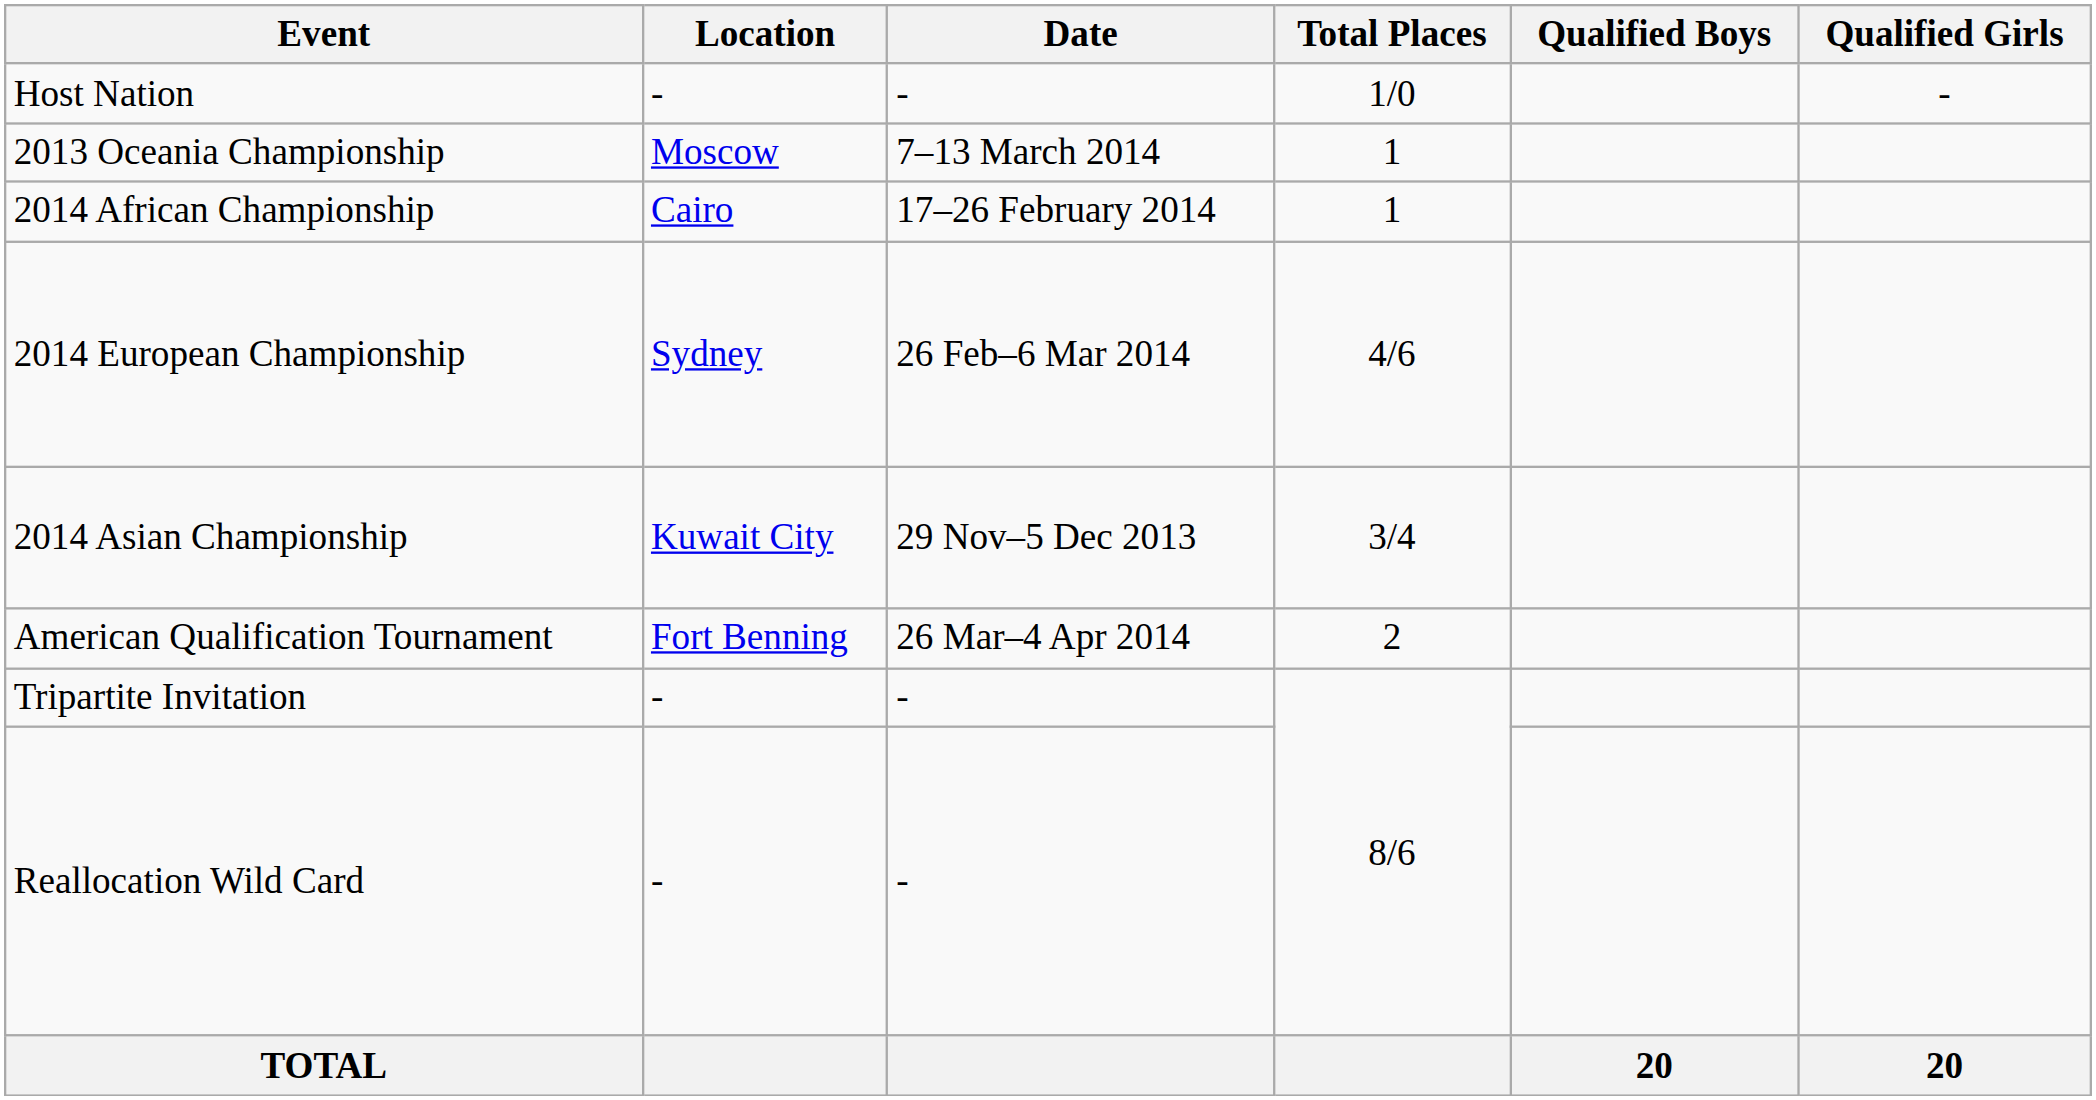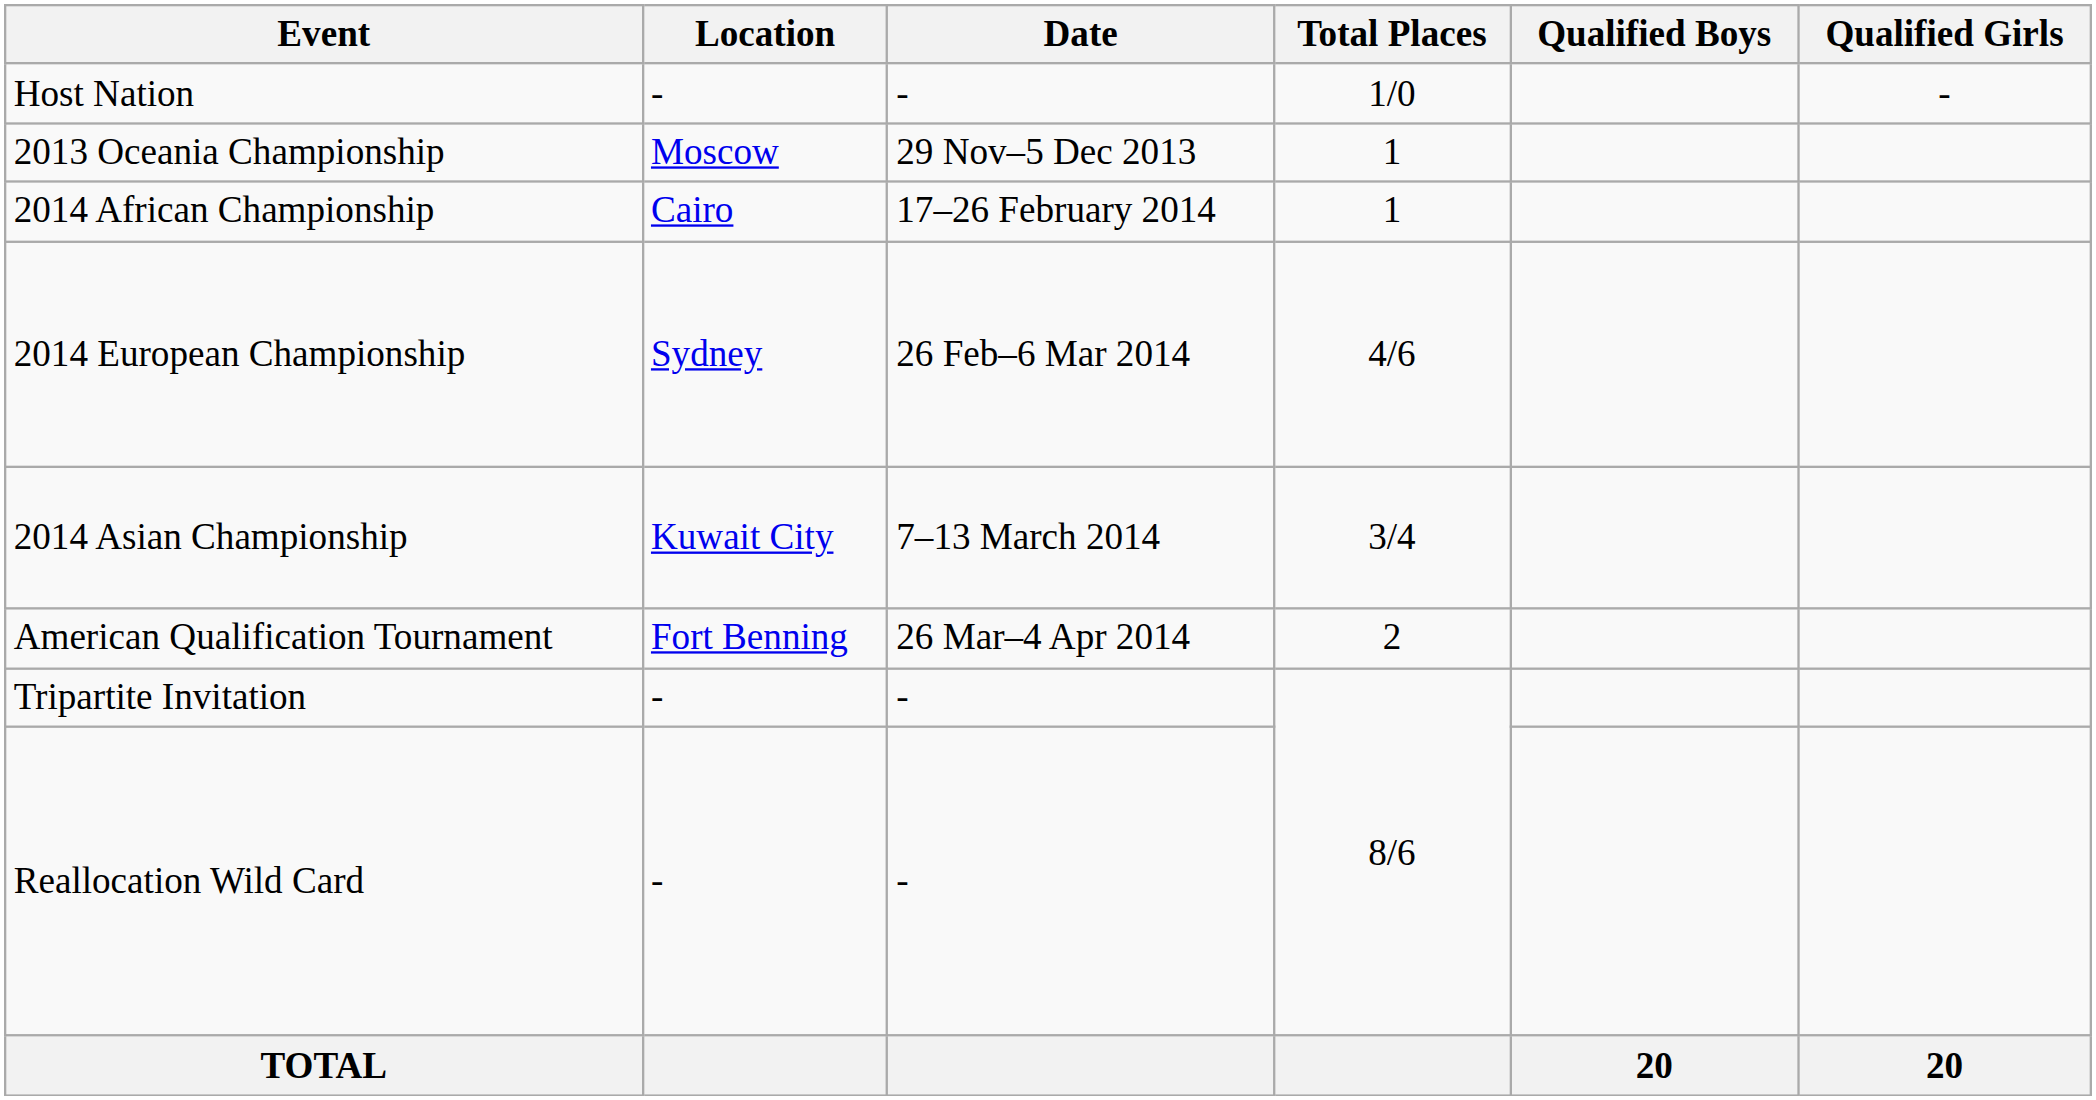(1028, 151) 7–13 March 2014 -> (1046, 151) 29 Nov–5 Dec 2013
(1046, 537) 29 Nov–5 Dec 2013 -> (1028, 537) 7–13 March 2014
